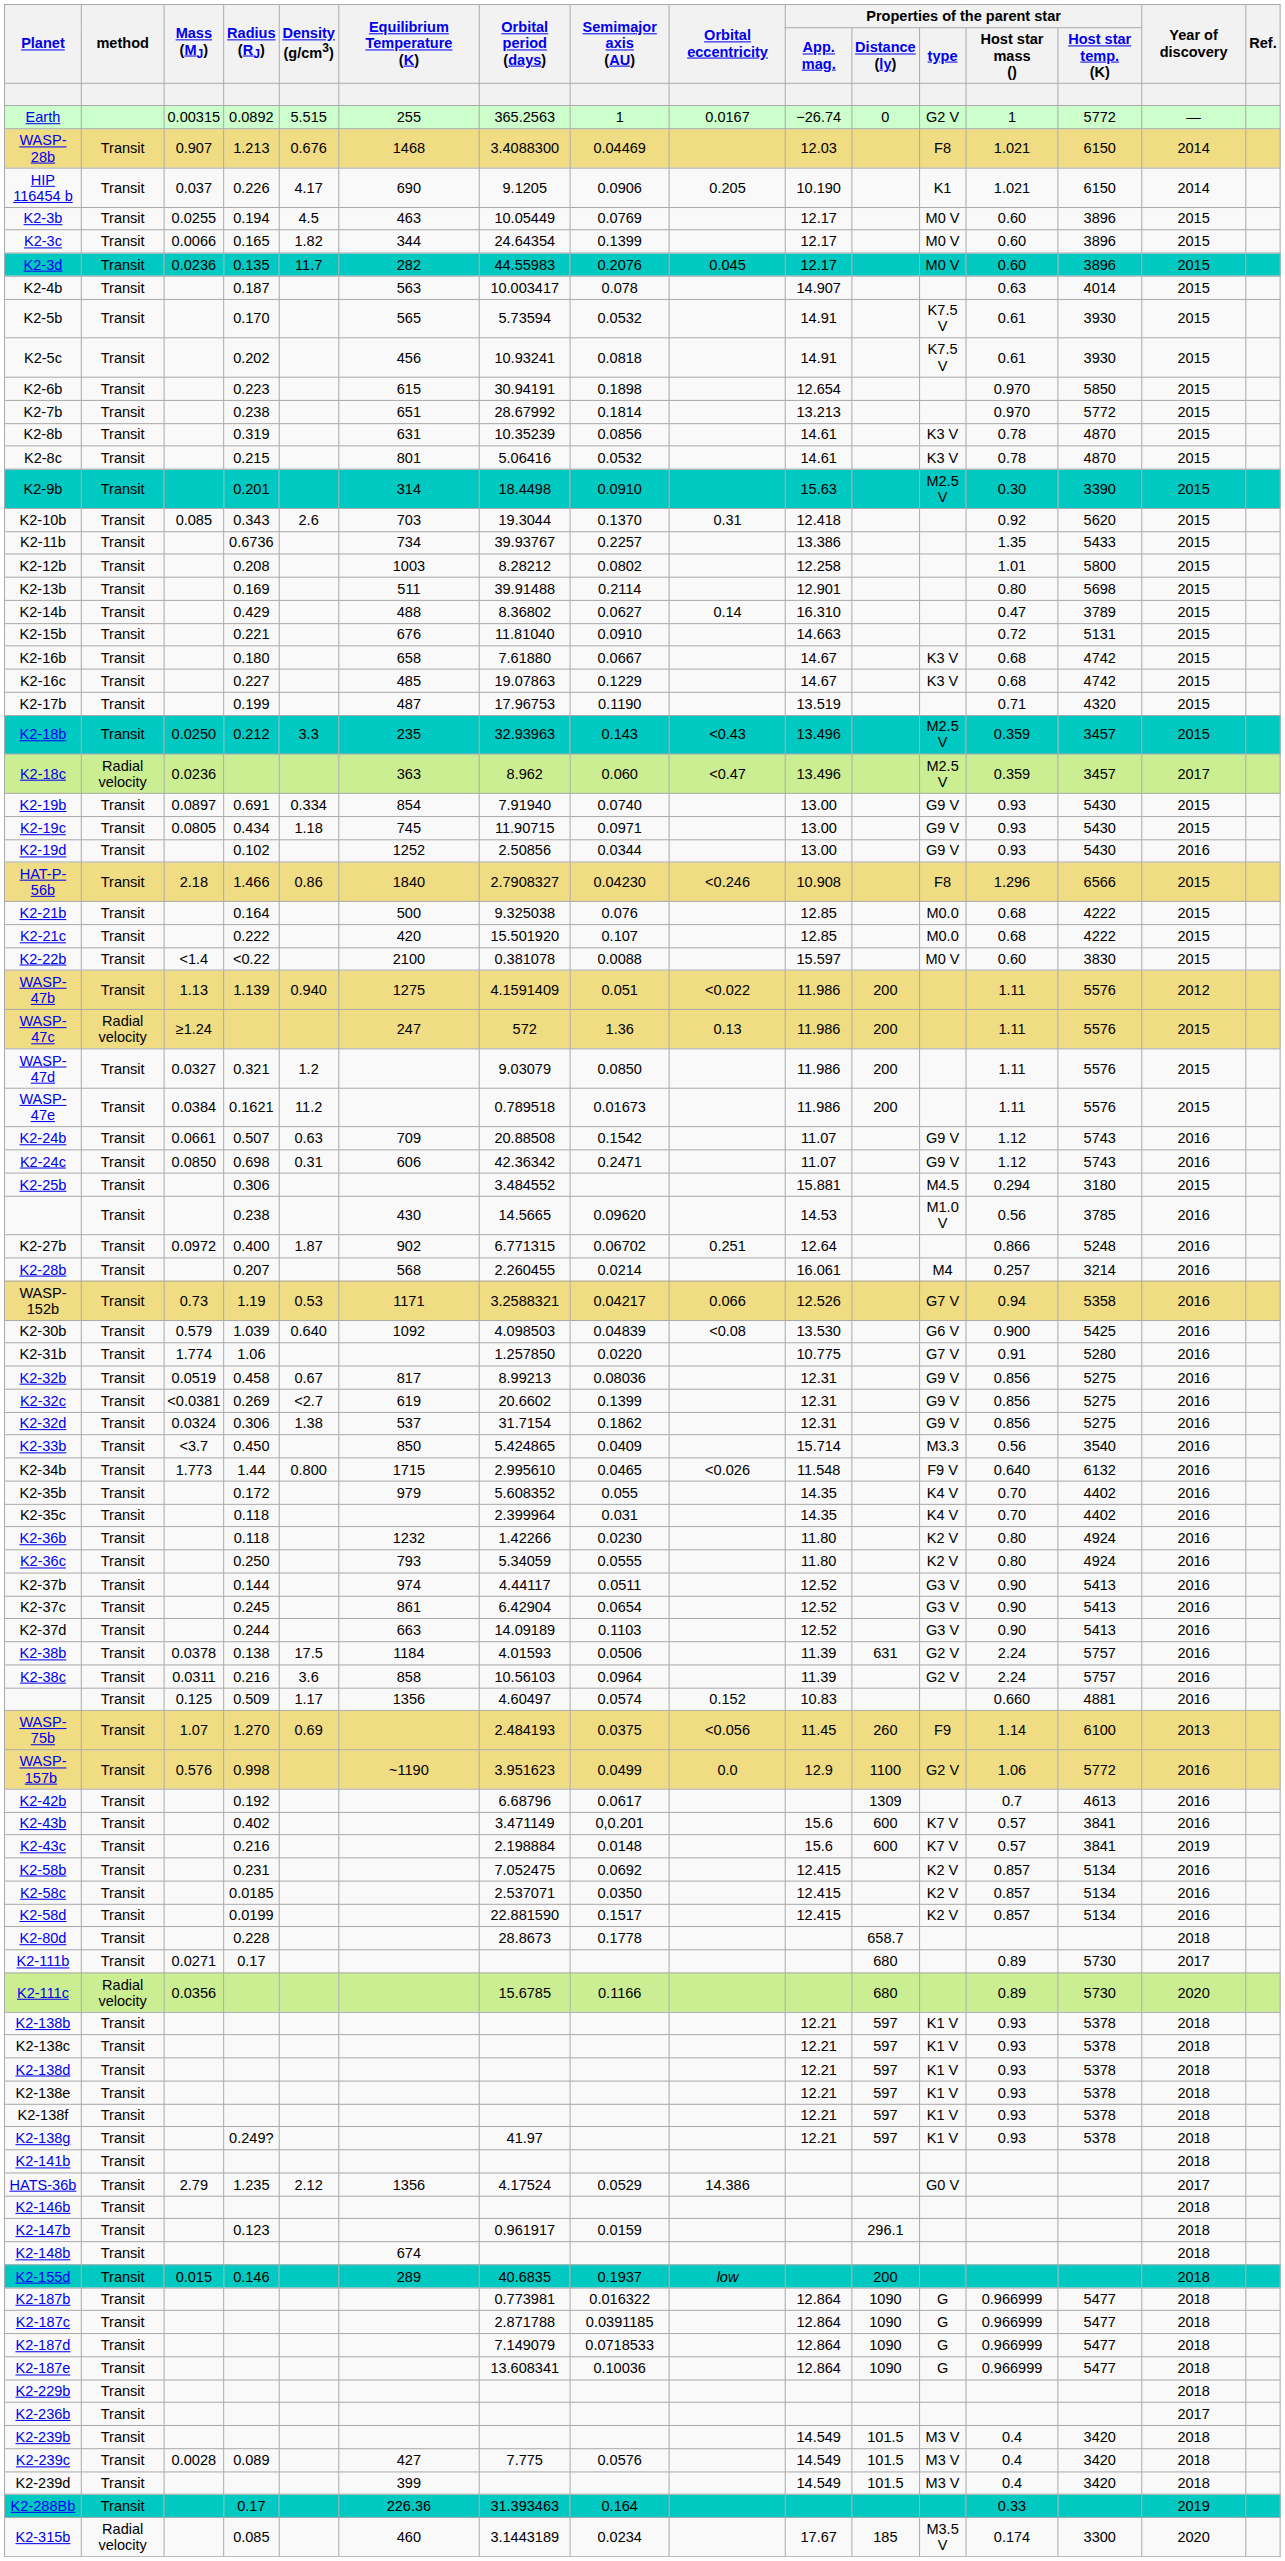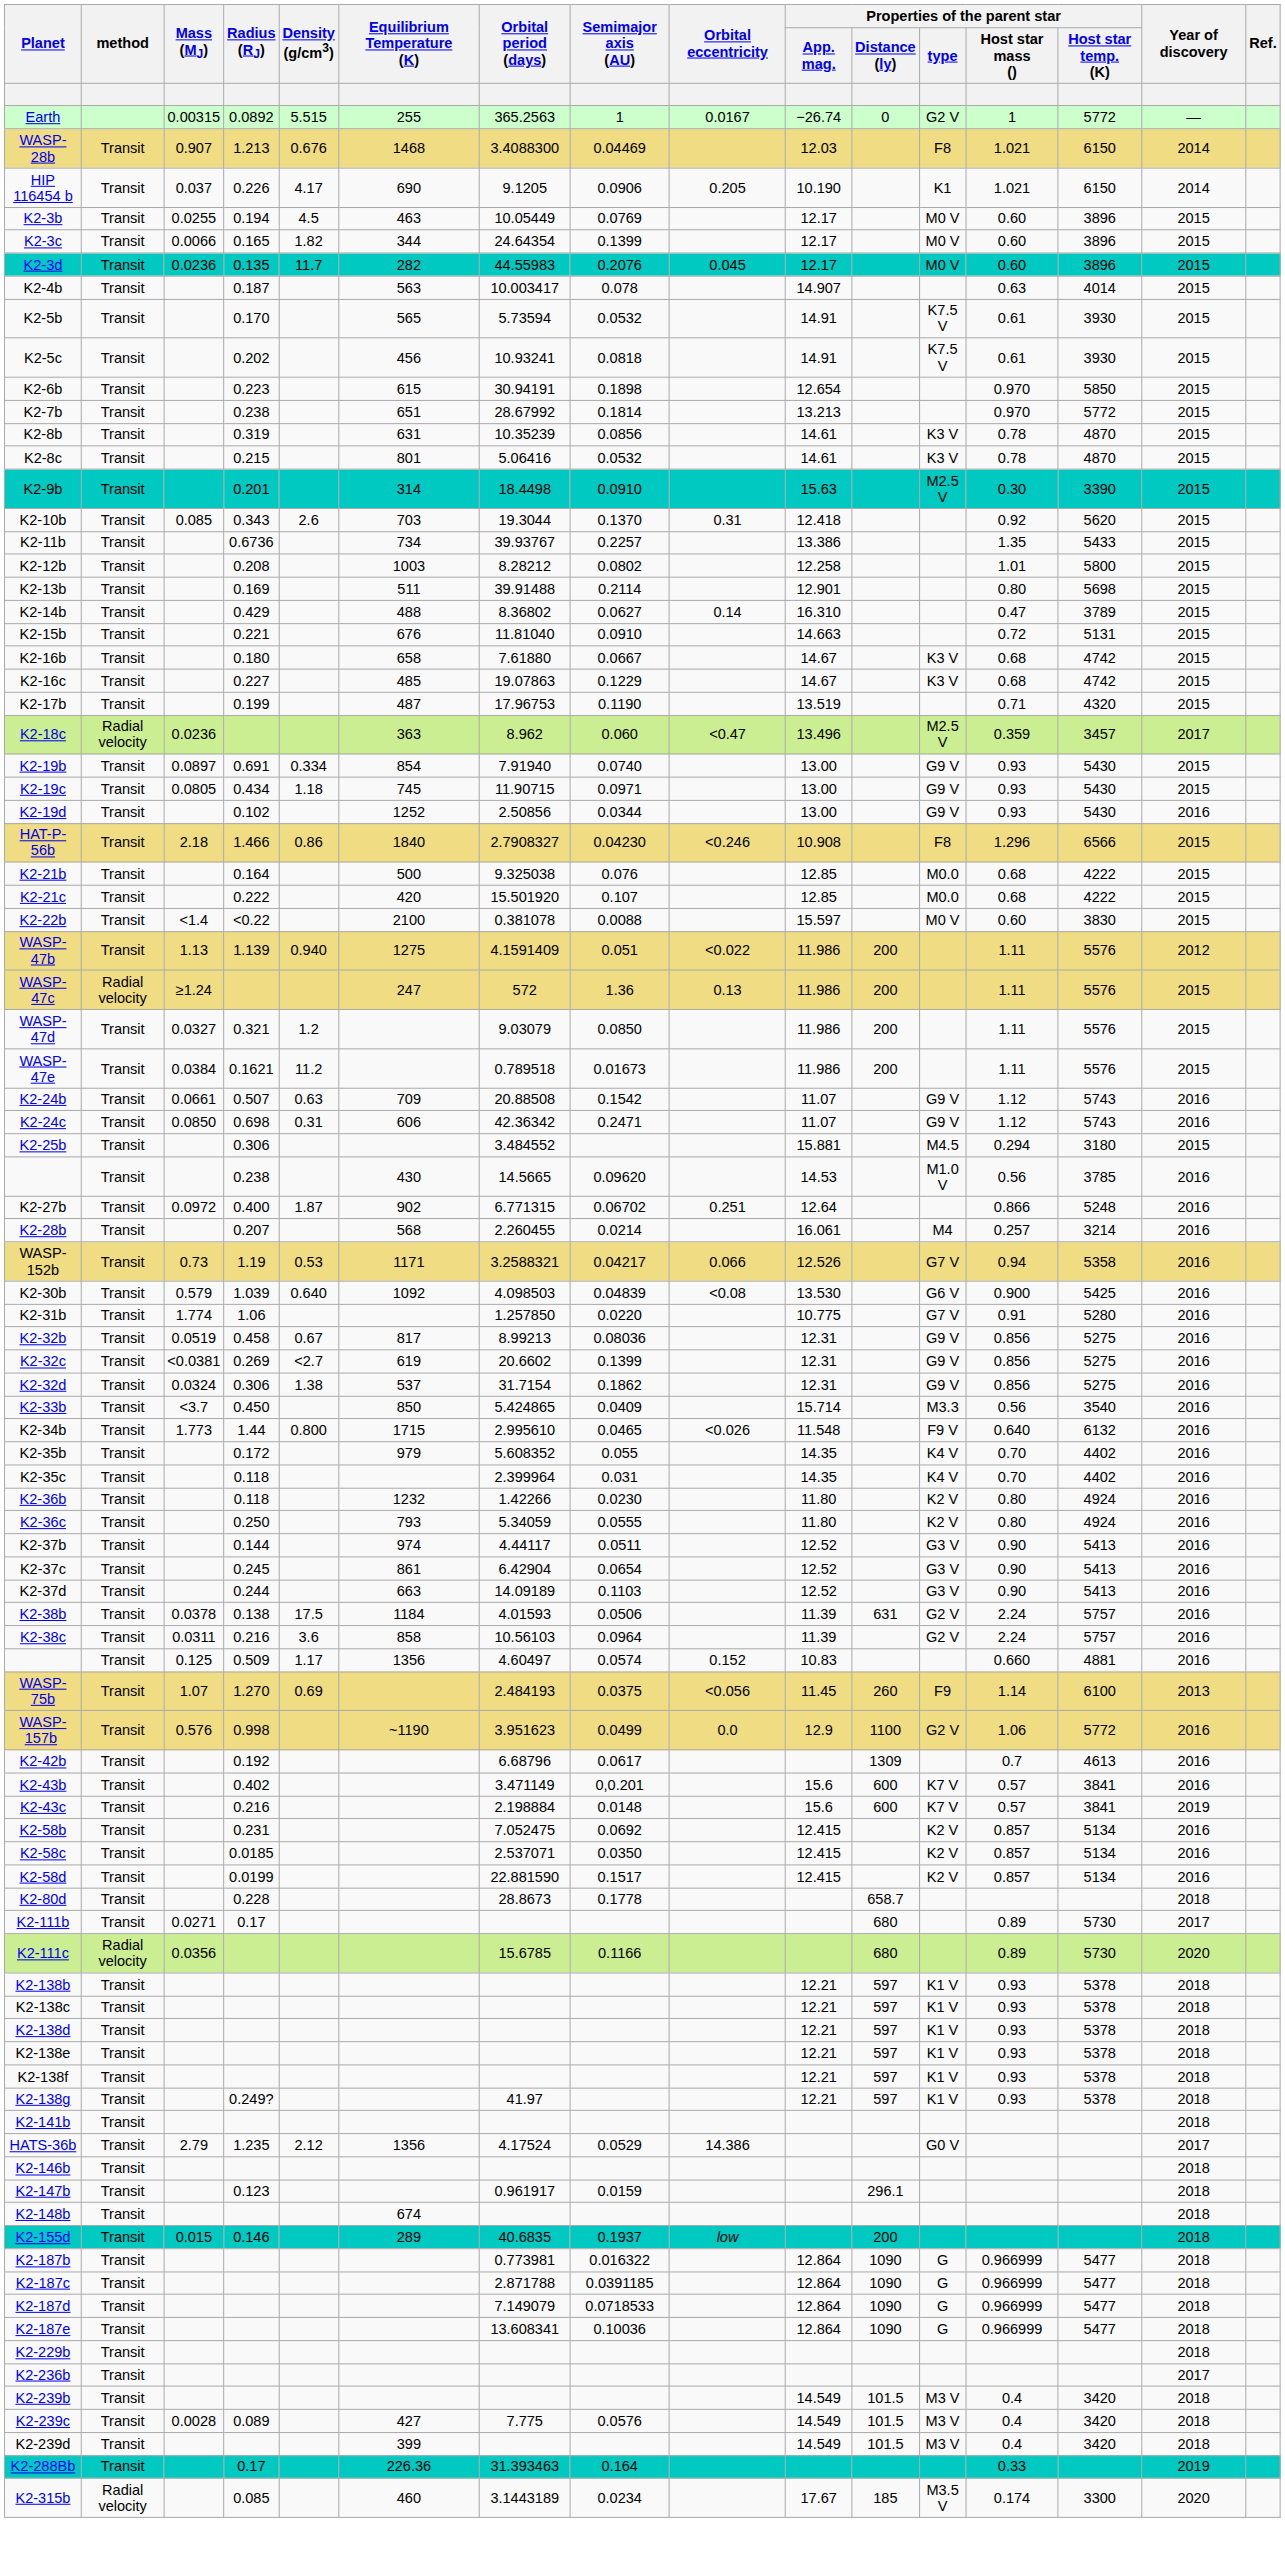- row: (43, 735)
